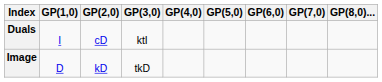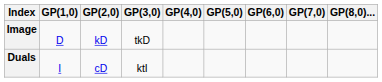rows swapped: (22, 57) <-> (22, 29)
